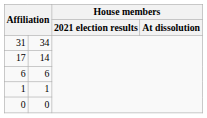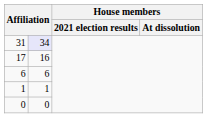(45, 43) no background -> (45, 43) lavender background
(45, 58) 14 -> (45, 58) 16
